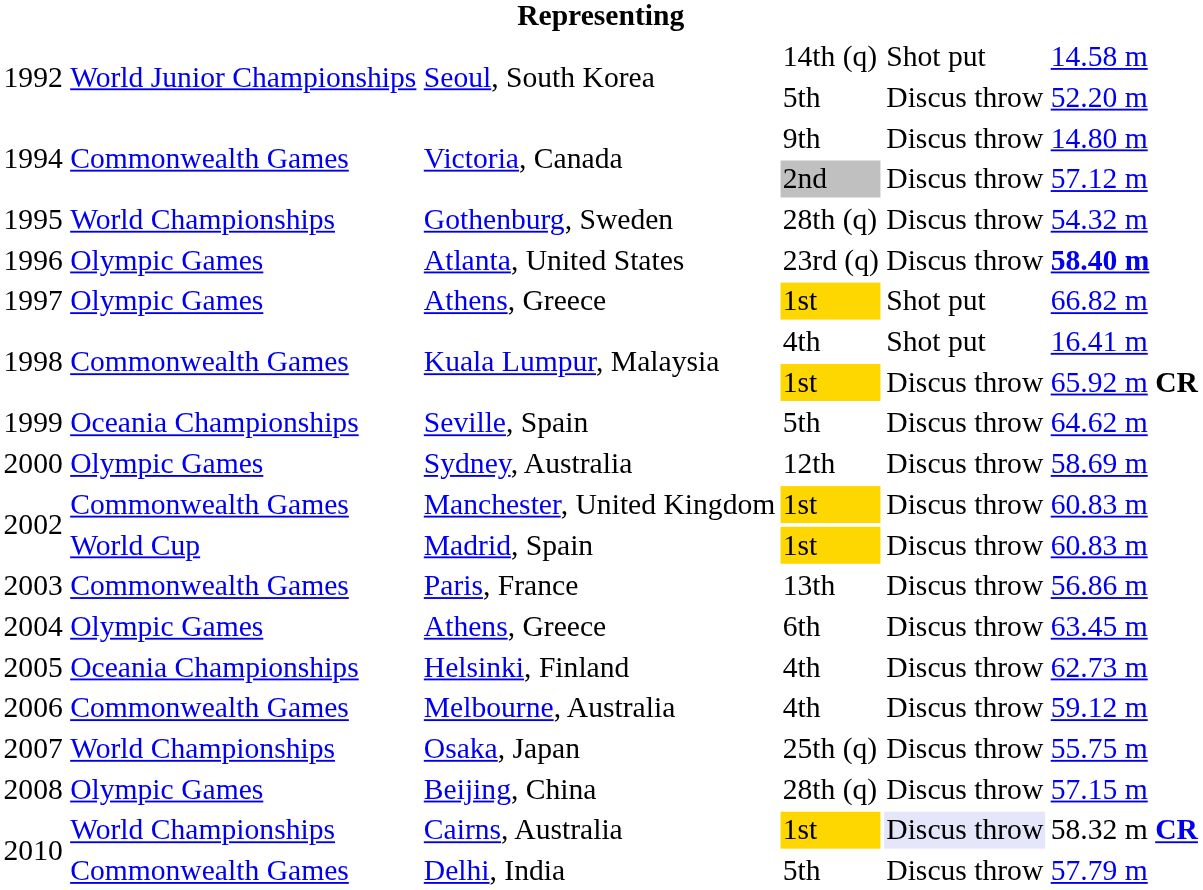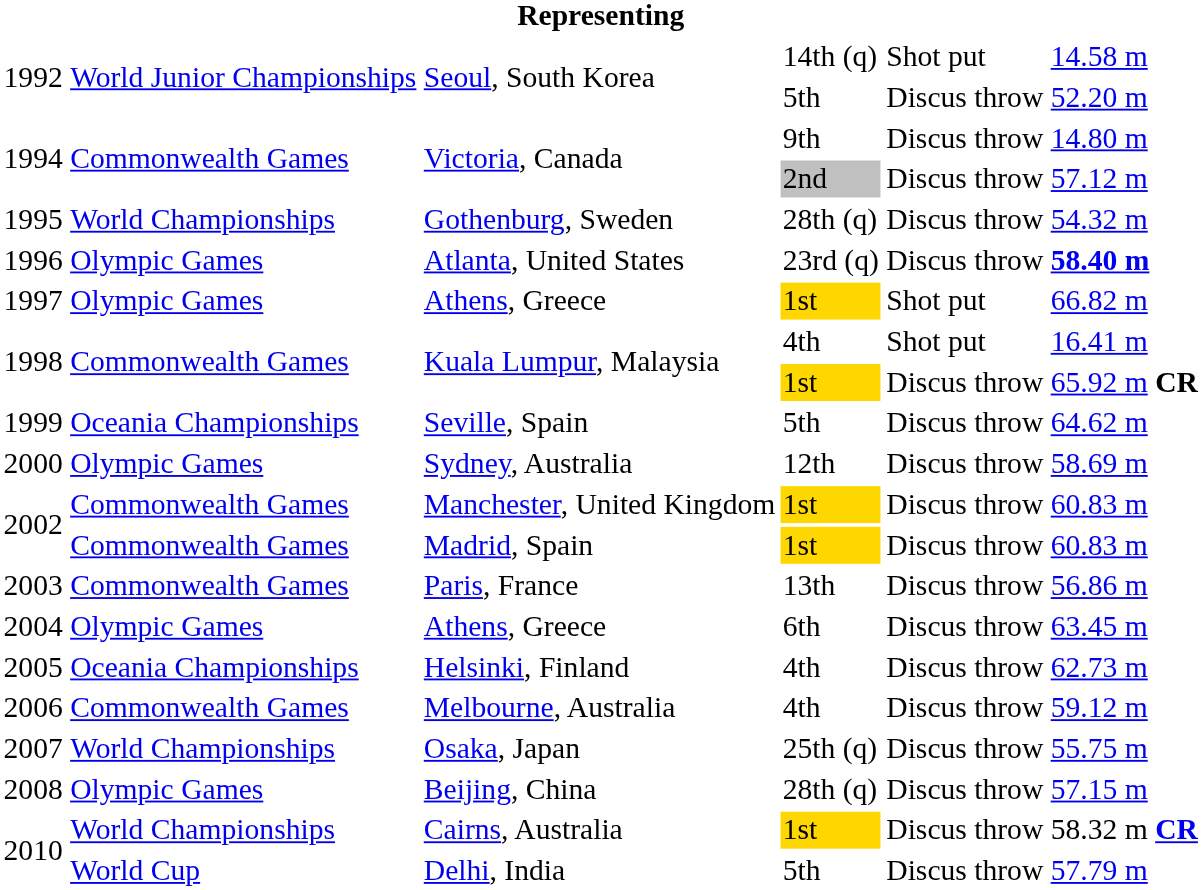(135, 544) World Cup -> (209, 544) Commonwealth Games
(965, 829) lavender background -> (965, 829) no background
(209, 870) Commonwealth Games -> (135, 870) World Cup
